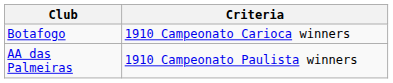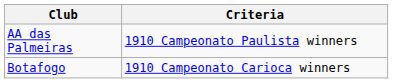rows swapped: (40, 61) <-> (36, 34)
